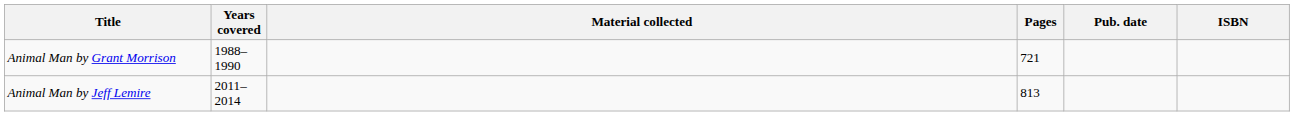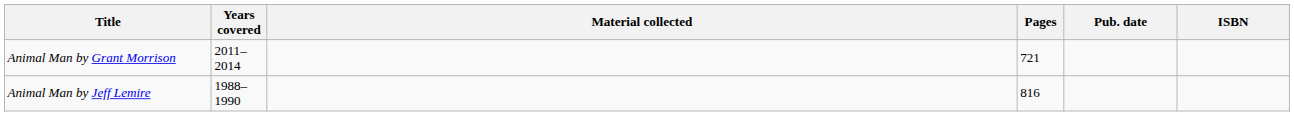(231, 57) 1988–1990 -> (231, 57) 2011–2014
(231, 93) 2011–2014 -> (231, 93) 1988–1990
(1030, 93) 813 -> (1030, 93) 816
